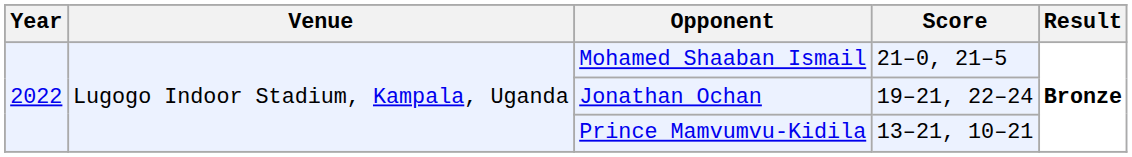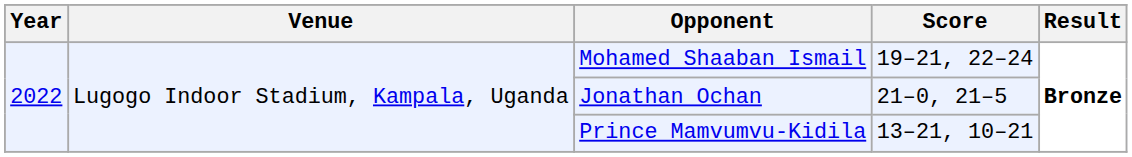(942, 59) 21–0, 21–5 -> (955, 59) 19–21, 22–24
(955, 96) 19–21, 22–24 -> (942, 96) 21–0, 21–5
